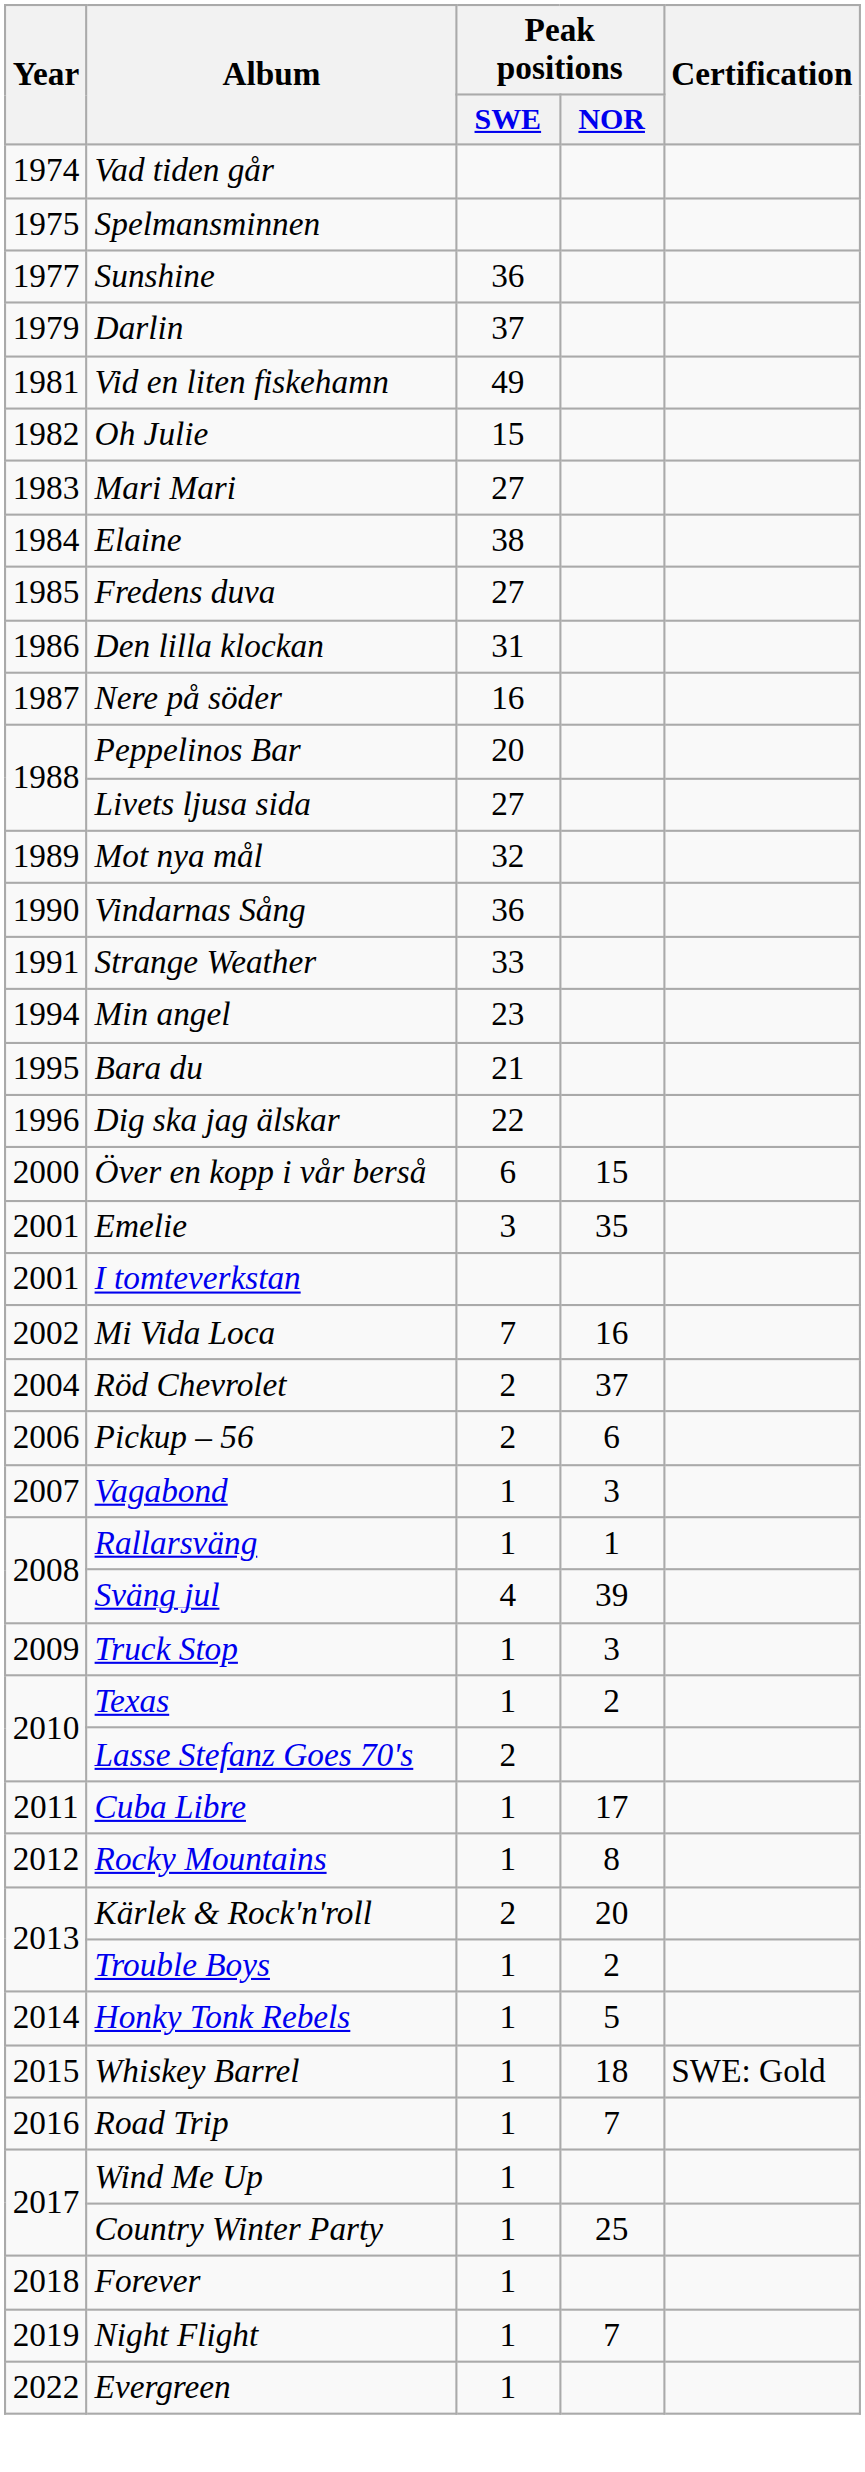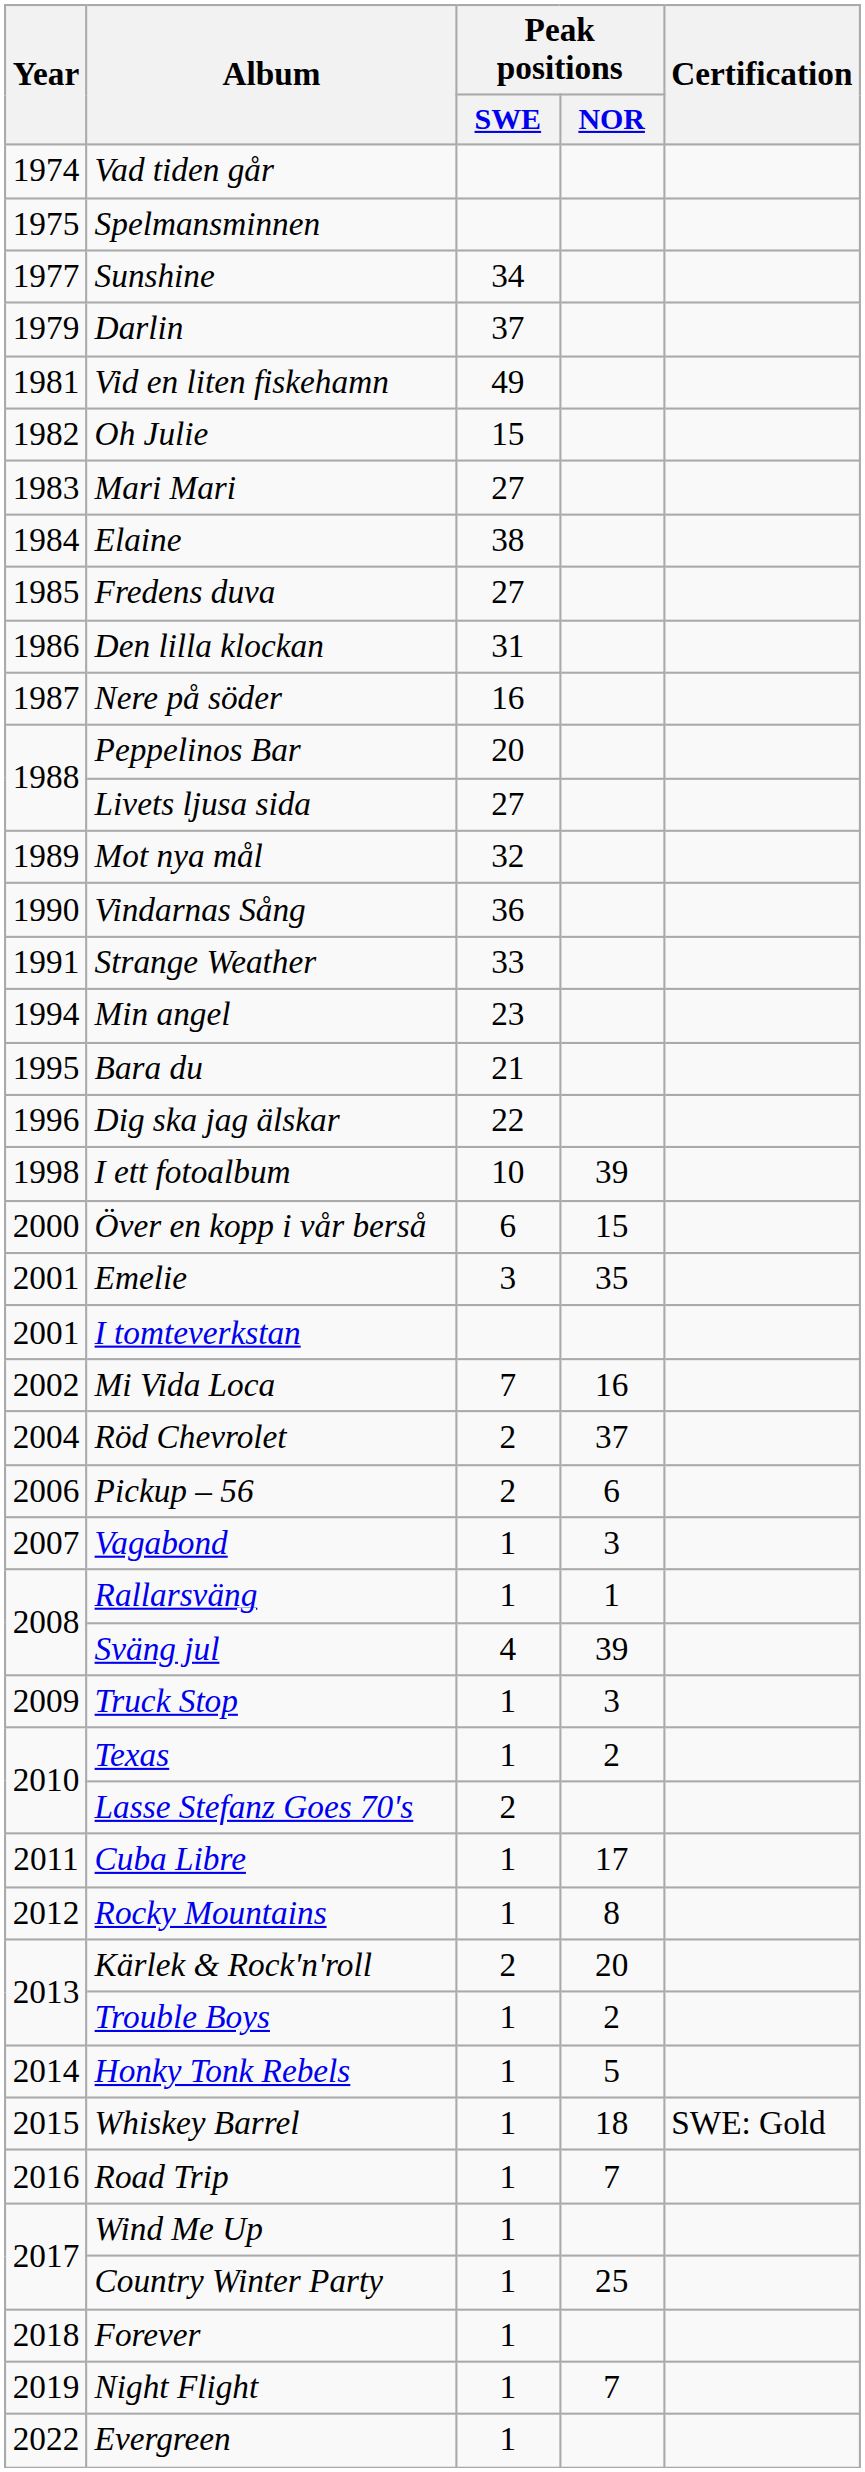(508, 276) 36 -> (508, 276) 34
+ row: (193, 1173)
